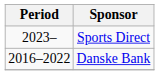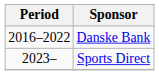rows swapped: (114, 59) <-> (113, 37)
